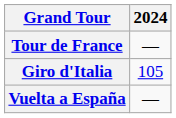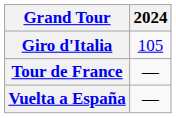rows swapped: (67, 71) <-> (67, 44)
